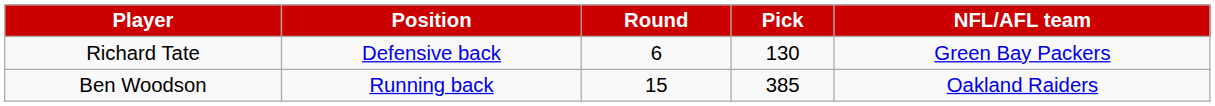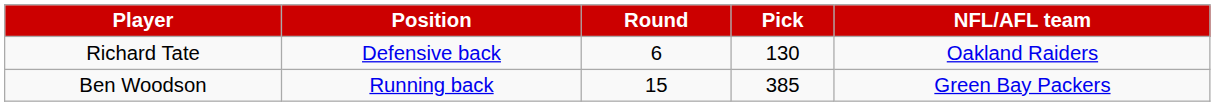(1022, 52) Green Bay Packers -> (1022, 52) Oakland Raiders
(1022, 85) Oakland Raiders -> (1022, 85) Green Bay Packers
